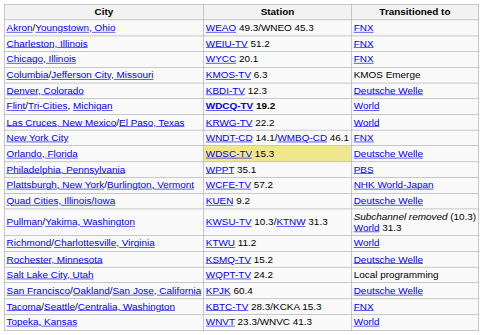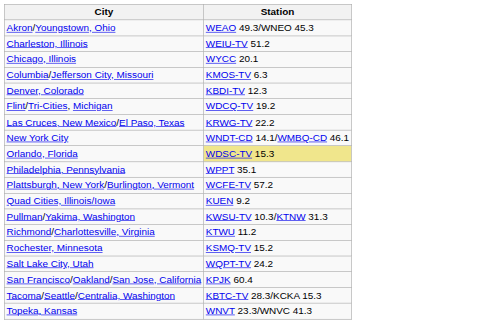- column: (415, 12)
(241, 106) bold -> (241, 106) normal
